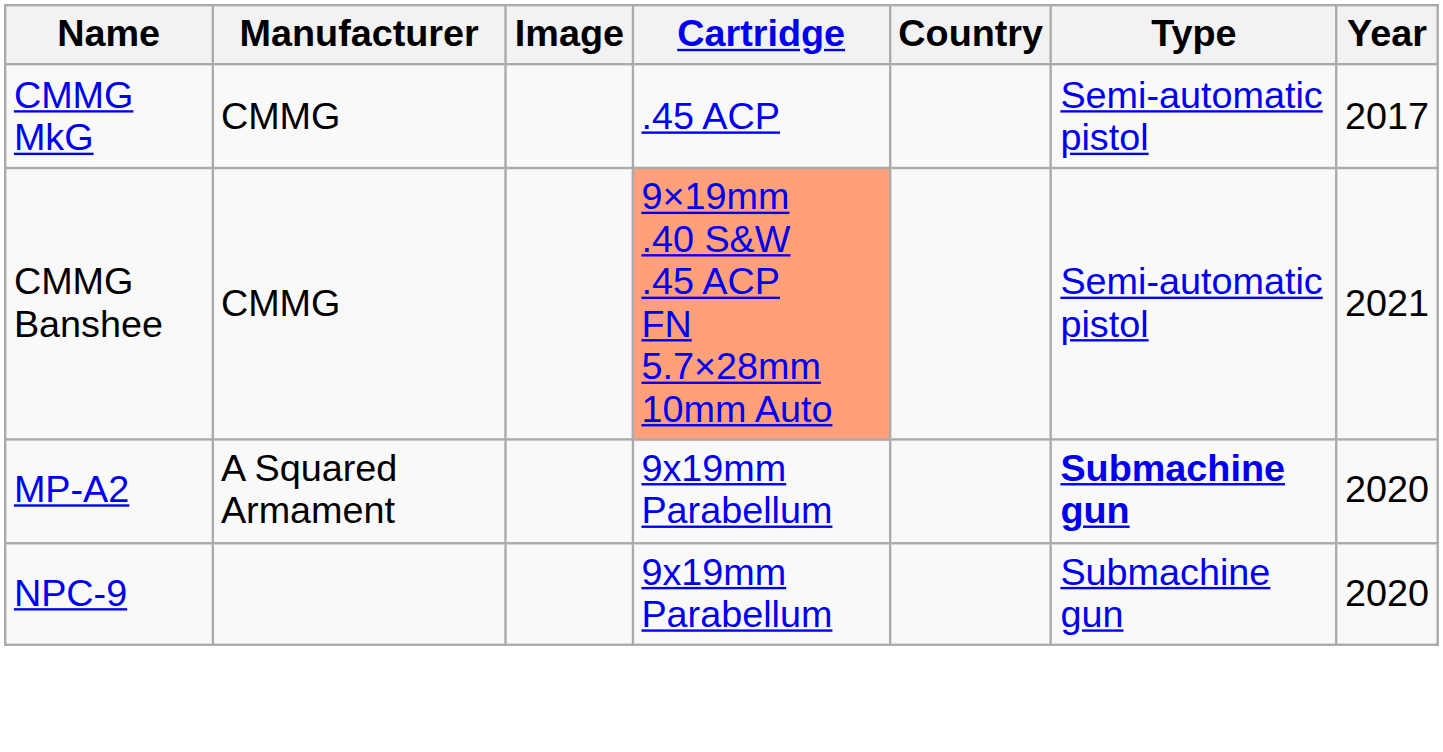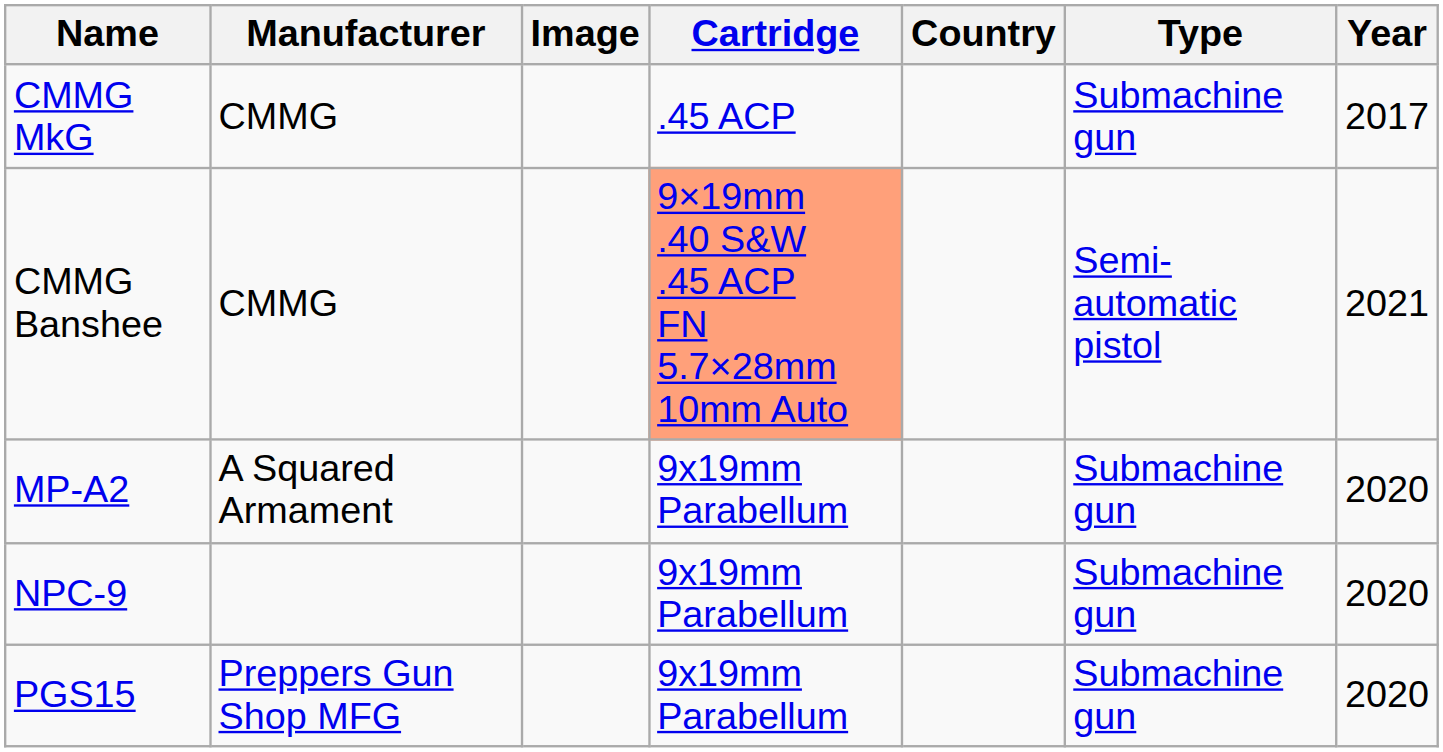(1192, 115) Semi-automatic pistol -> (1178, 115) Submachine gun
(1173, 490) bold -> (1178, 490) normal
+ row: (75, 694)
